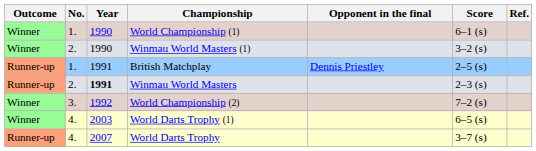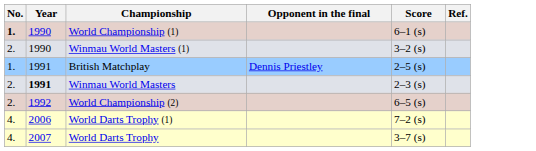- column: (35, 13)
(72, 31) normal -> (11, 31) bold
(72, 102) 3. -> (11, 102) 2.
(471, 102) 7–2 (s) -> (410, 102) 6–5 (s)
(101, 119) 2003 -> (40, 119) 2006
(471, 119) 6–5 (s) -> (410, 119) 7–2 (s)
